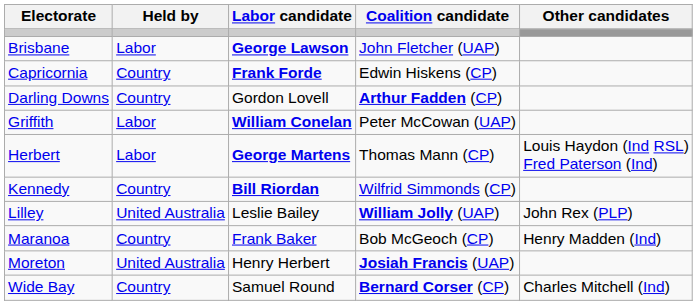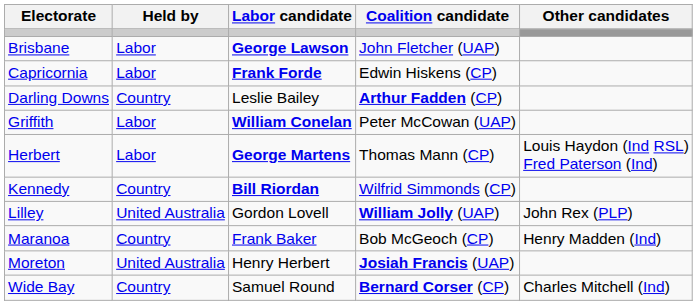(143, 73) Country -> (136, 73) Labor
(280, 97) Gordon Lovell -> (276, 97) Leslie Bailey
(276, 213) Leslie Bailey -> (280, 213) Gordon Lovell
